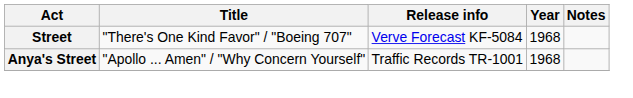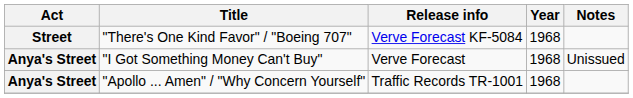+ row: (212, 59)
